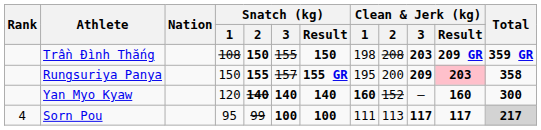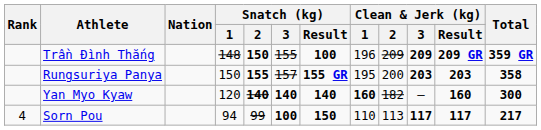(230, 55) 108 -> (230, 55) 148
(325, 55) 150 -> (325, 55) 100
(365, 55) 198 -> (365, 55) 196
(393, 55) 208 -> (393, 55) 209
(421, 55) 203 -> (421, 55) 209
(421, 75) 209 -> (421, 75) 203
(460, 75) pink background -> (460, 75) no background
(393, 95) 152 -> (393, 95) 182
(230, 115) 95 -> (230, 115) 94
(325, 115) 100 -> (325, 115) 150
(365, 115) 111 -> (365, 115) 110
(511, 115) lightgrey background -> (511, 115) no background
